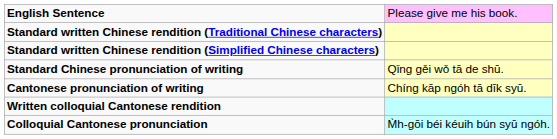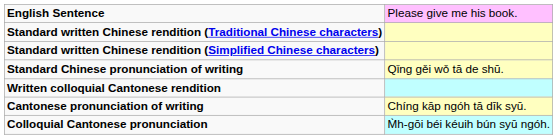rows swapped: (105, 87) <-> (114, 106)
